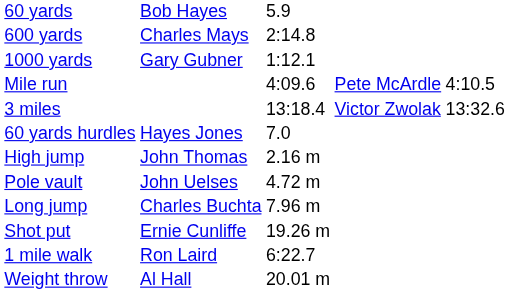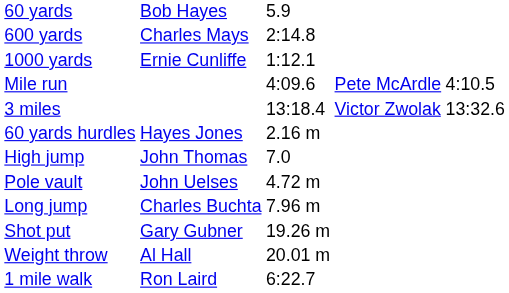(191, 60) Gary Gubner -> (193, 60) Ernie Cunliffe
(278, 133) 7.0 -> (293, 133) 2.16 m
(293, 157) 2.16 m -> (278, 157) 7.0
(193, 231) Ernie Cunliffe -> (191, 231) Gary Gubner
rows swapped: (56, 279) <-> (48, 255)
